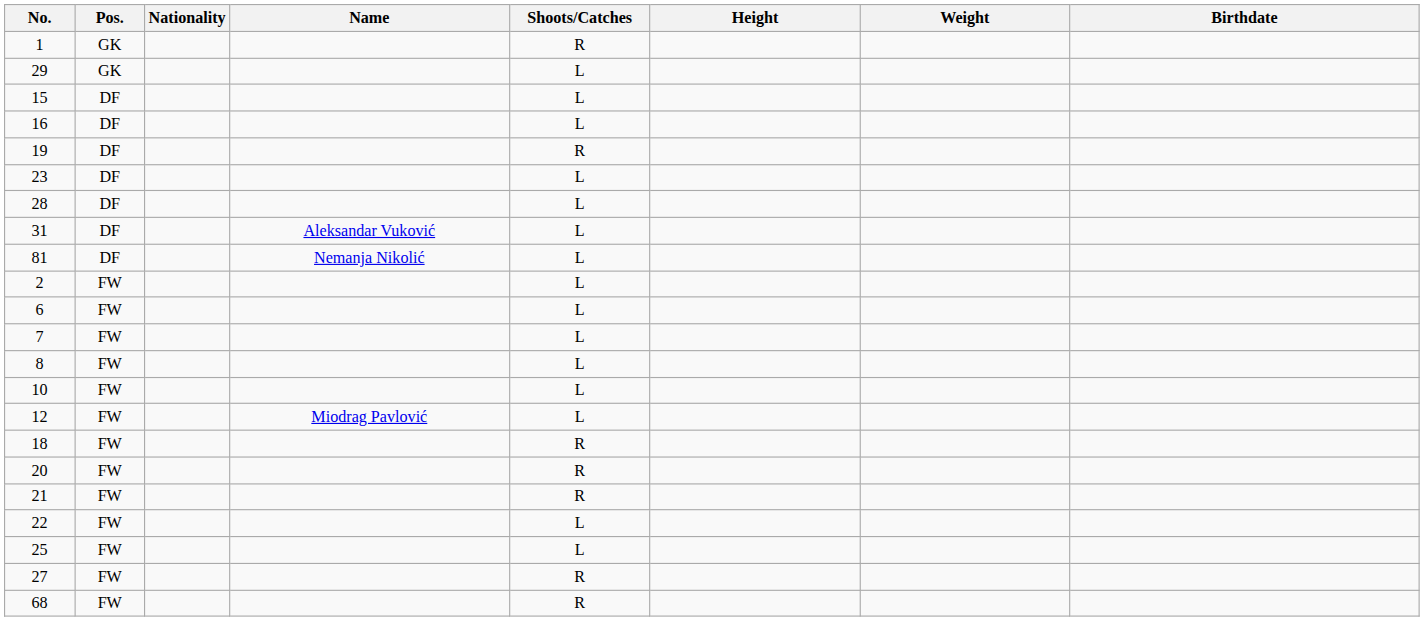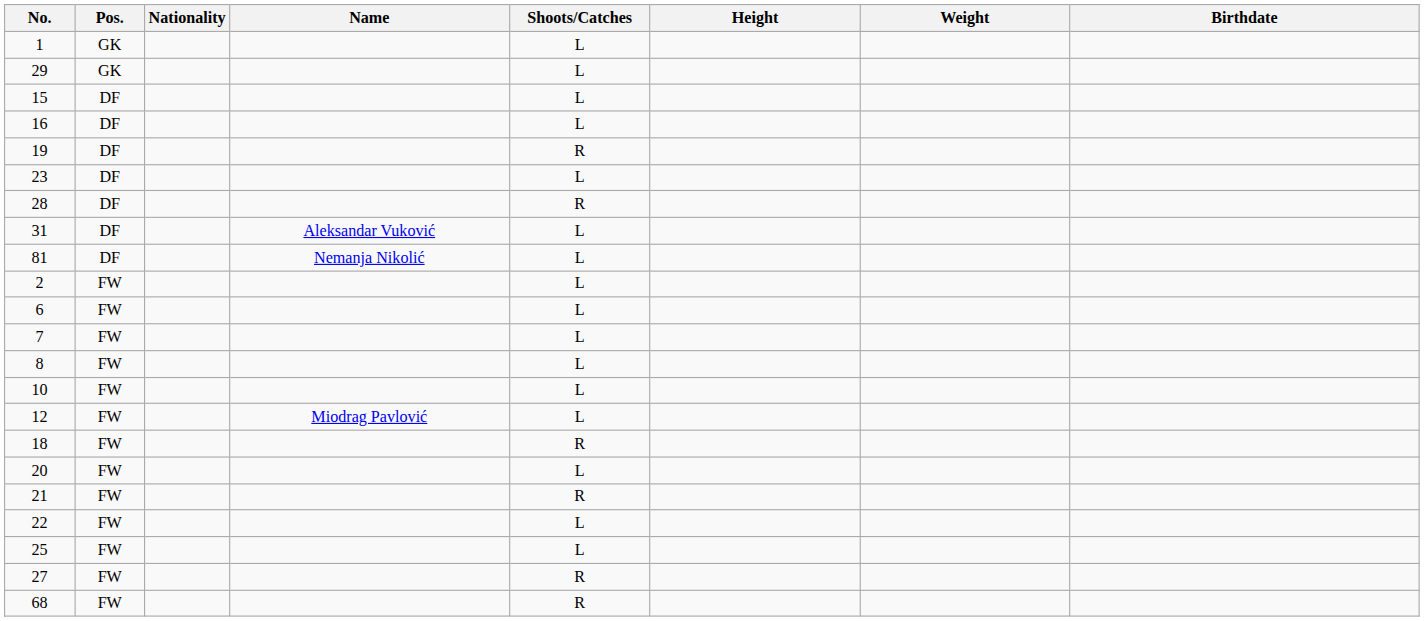(580, 44) R -> (580, 44) L
(580, 204) L -> (580, 204) R
(580, 470) R -> (580, 470) L
